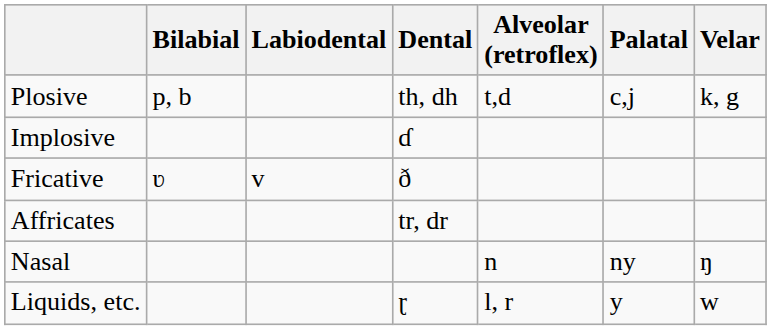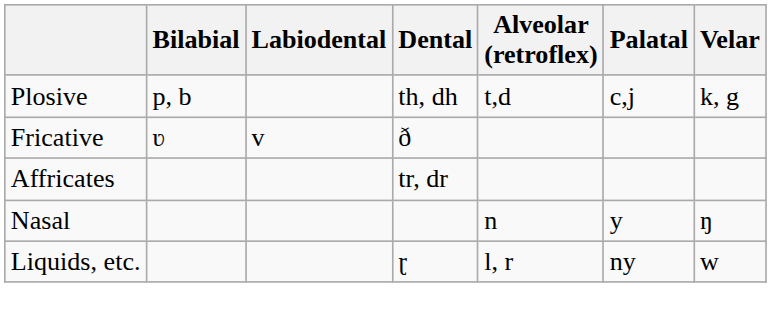- row: (63, 137)
(623, 261) ny -> (616, 219) y
(616, 302) y -> (623, 261) ny
